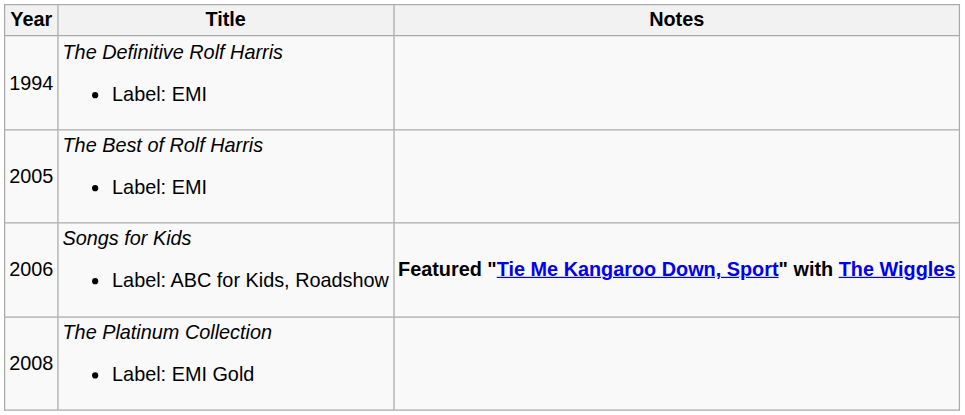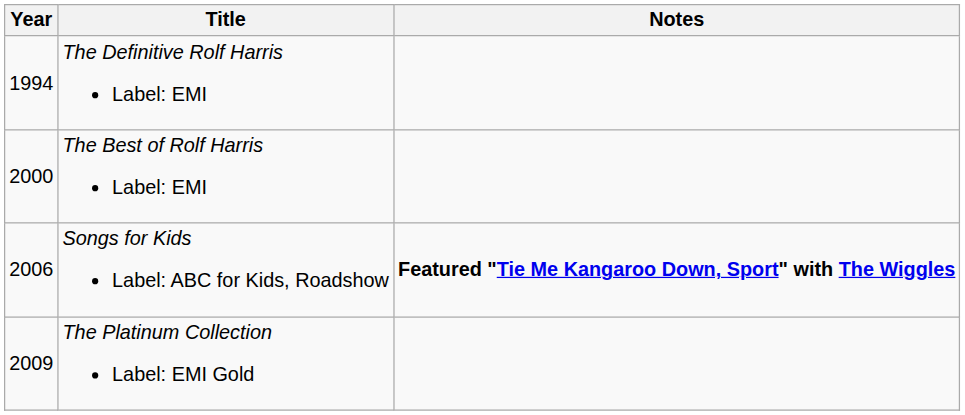(31, 176) 2005 -> (31, 176) 2000
(31, 363) 2008 -> (31, 363) 2009
